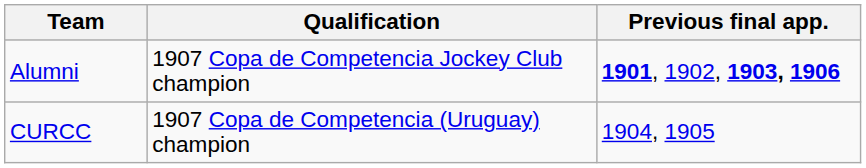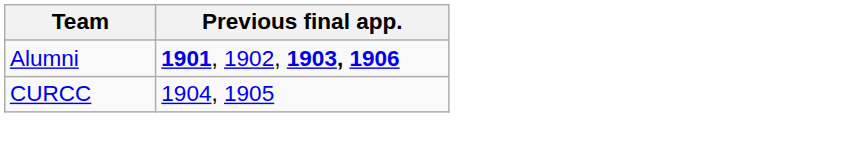- column: (372, 22)
